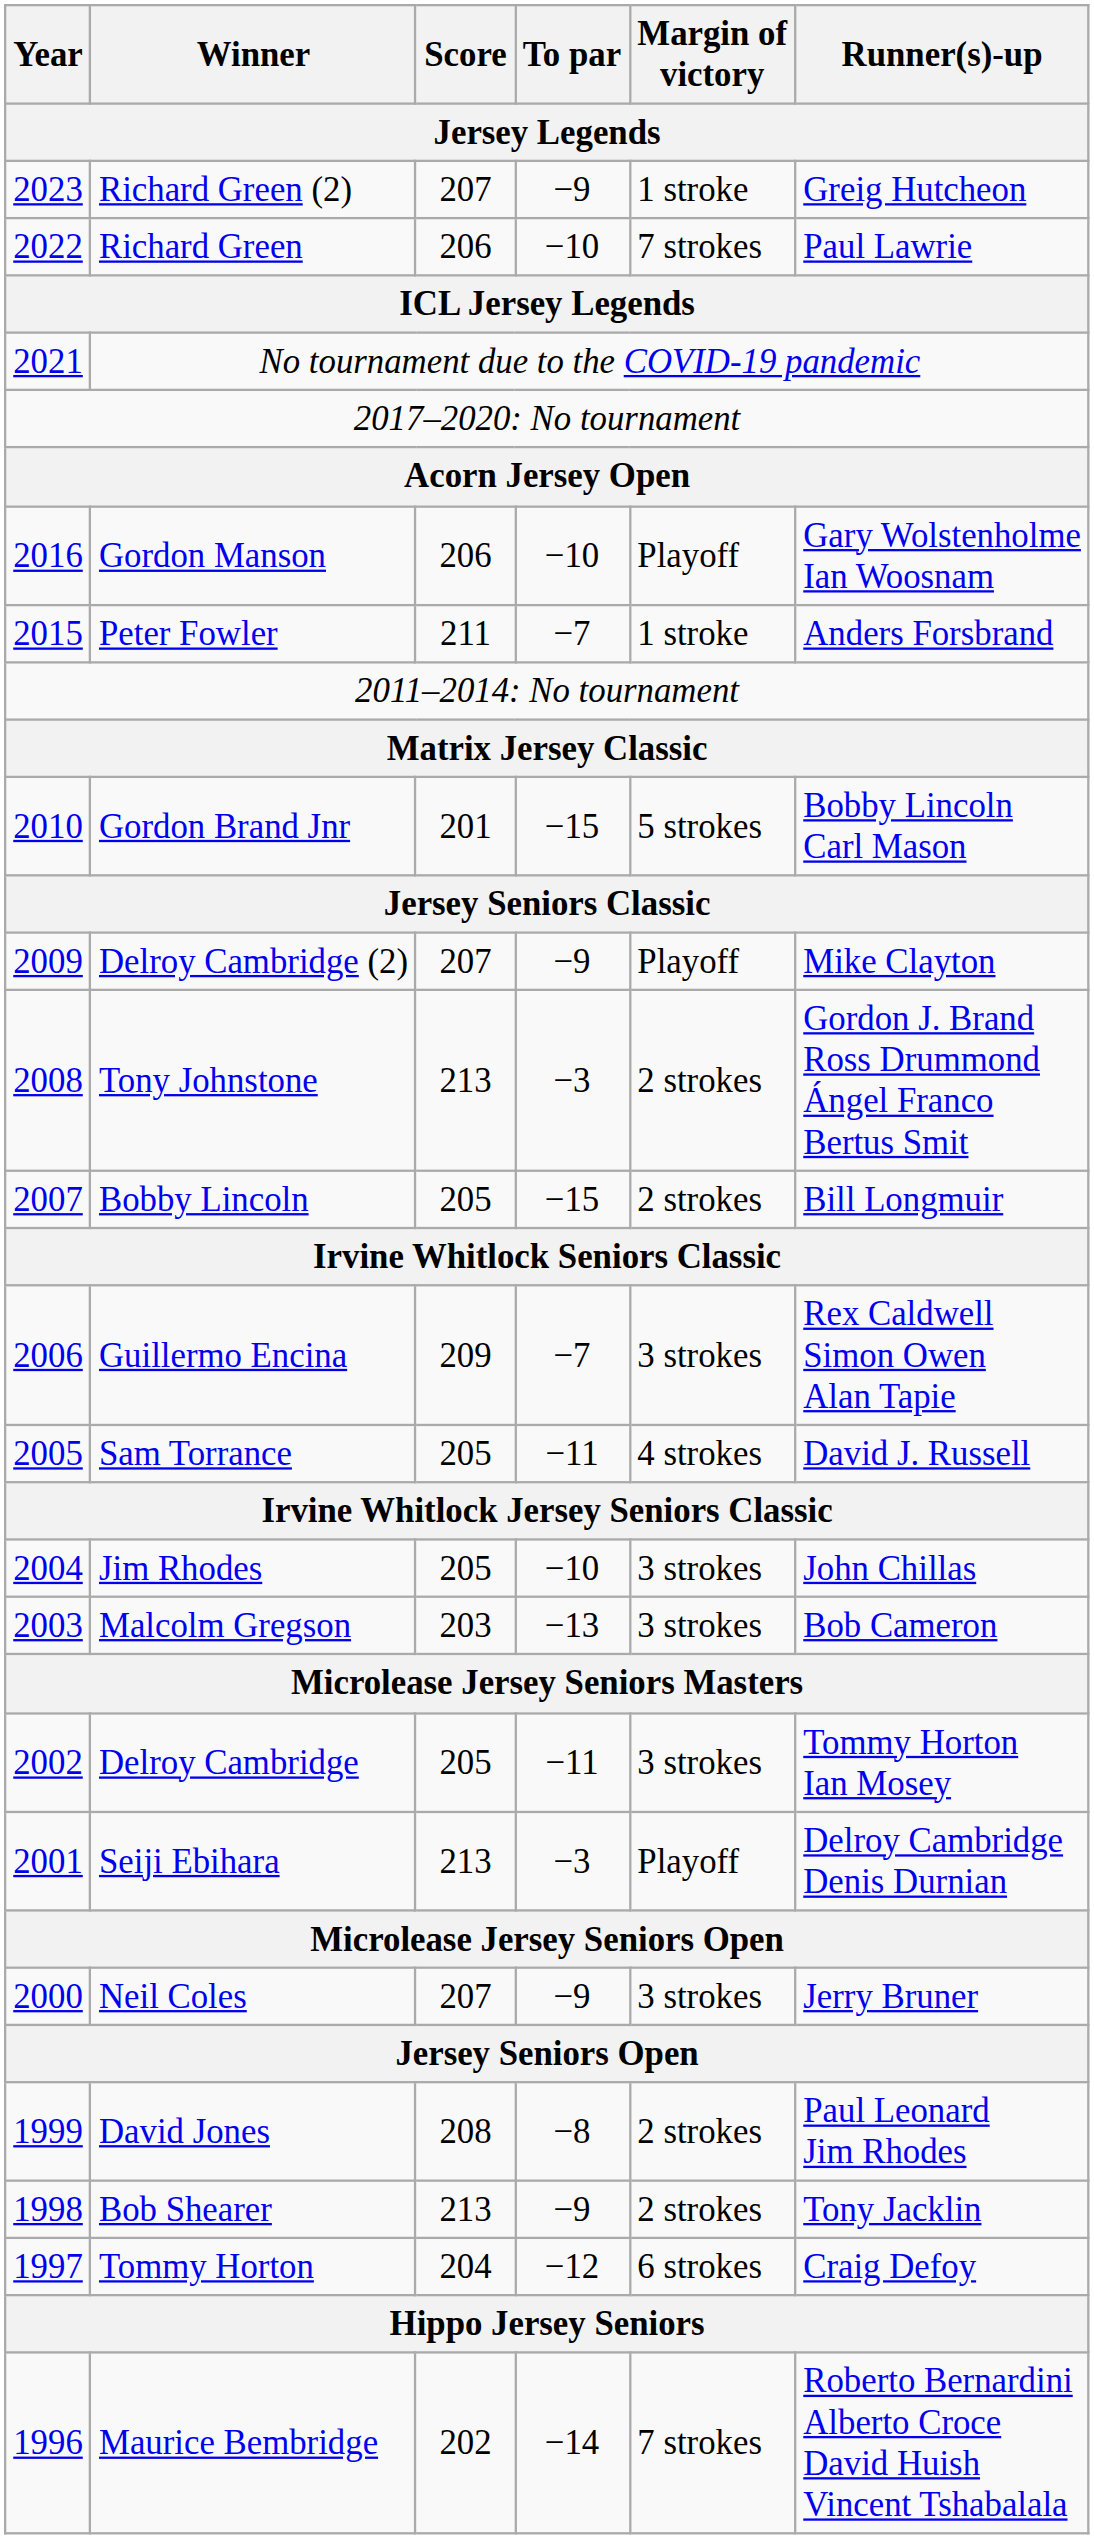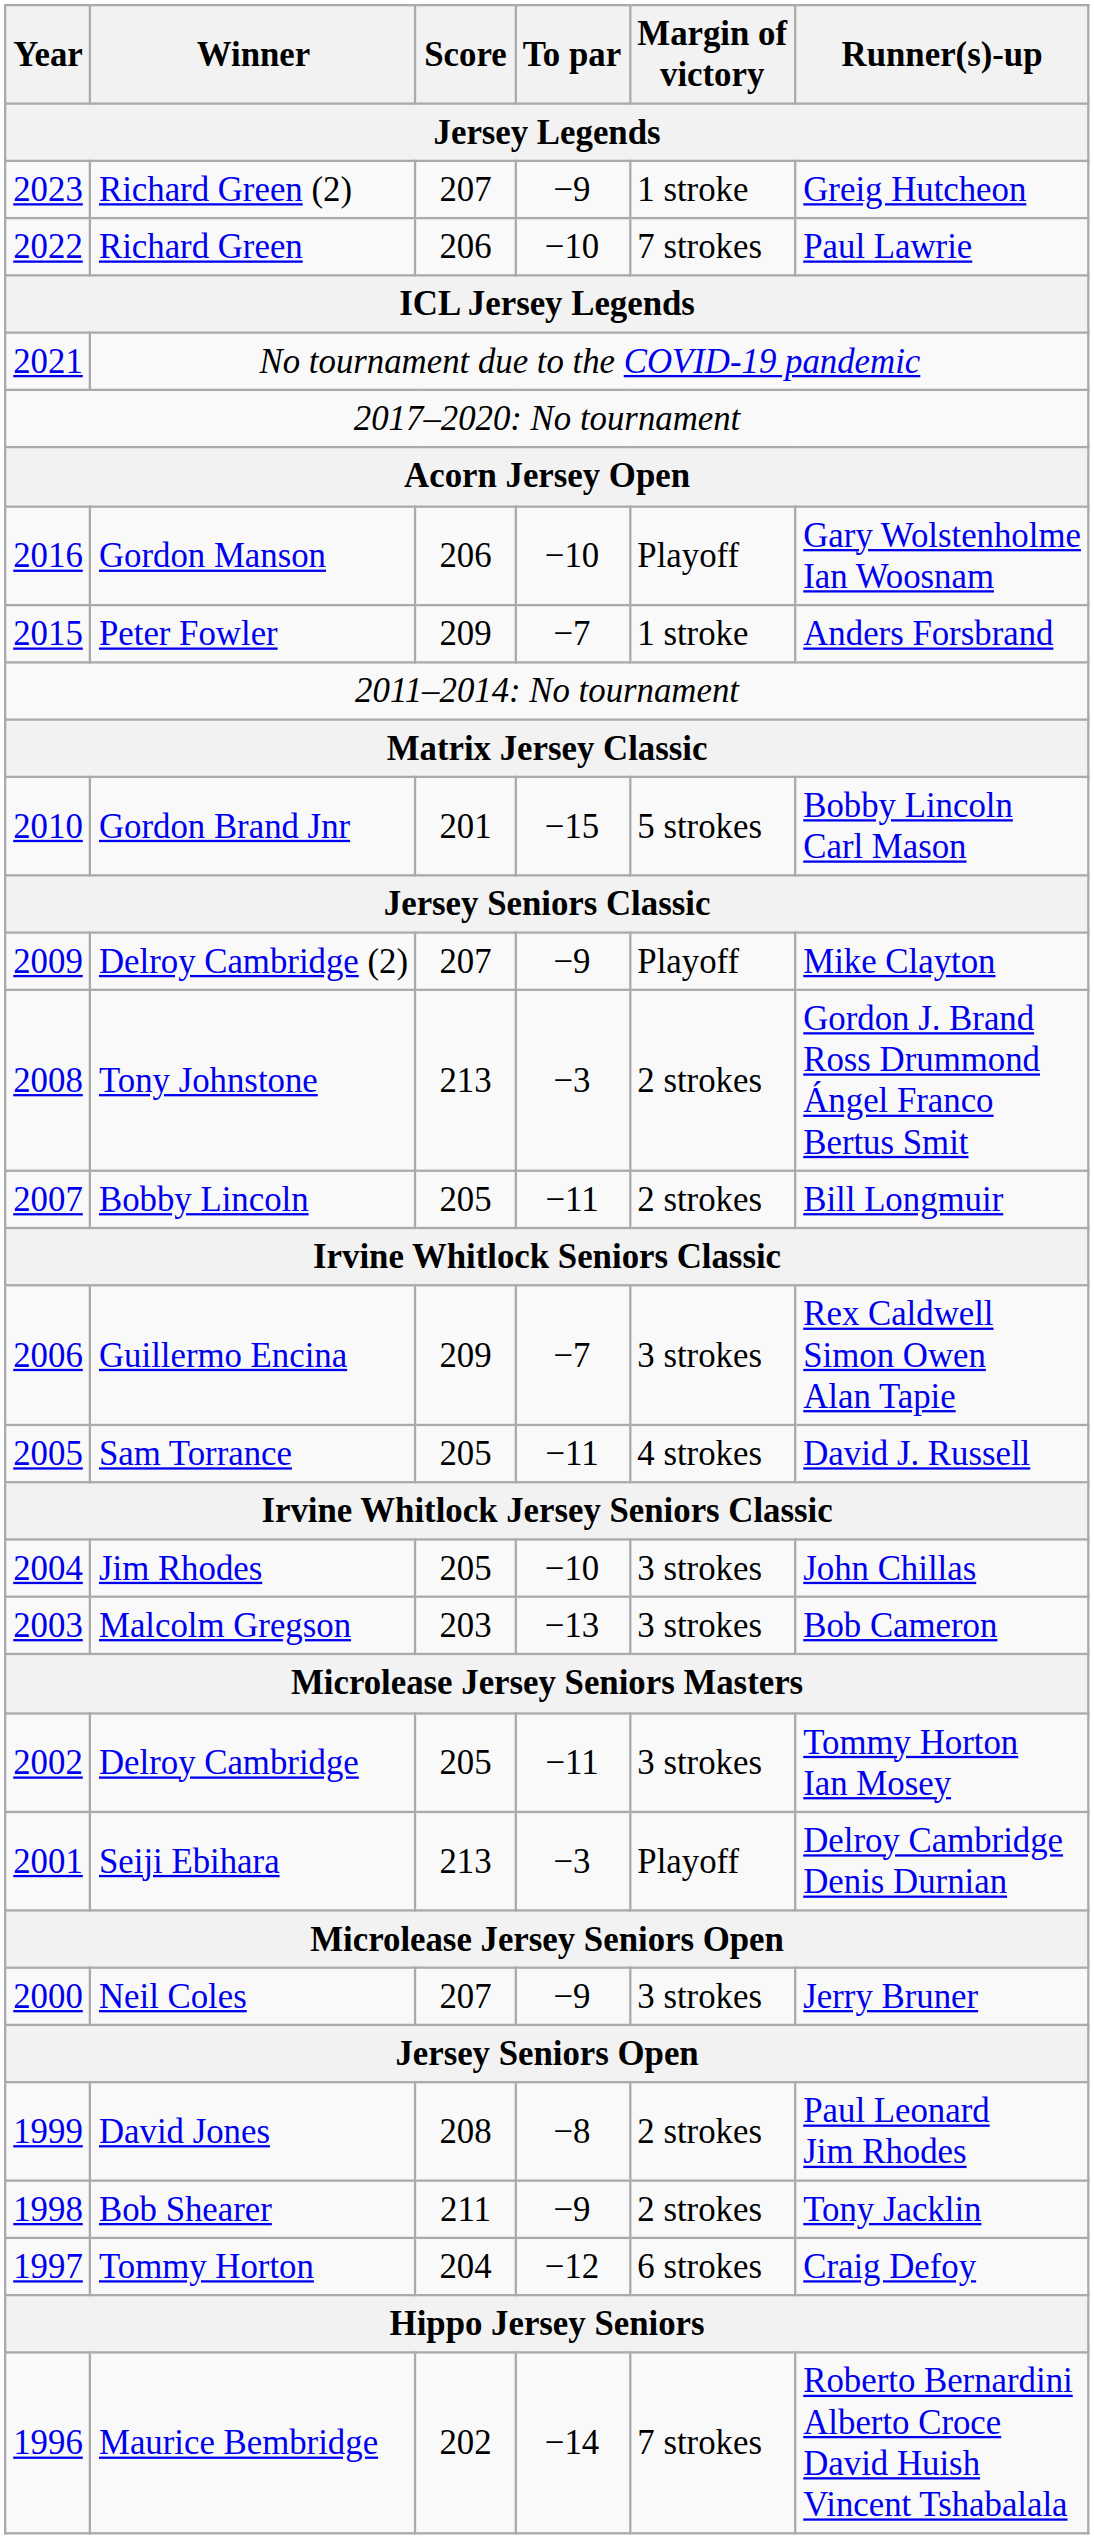(465, 632) 211 -> (465, 632) 209
(572, 1198) −15 -> (572, 1198) −11
(465, 2208) 213 -> (465, 2208) 211
